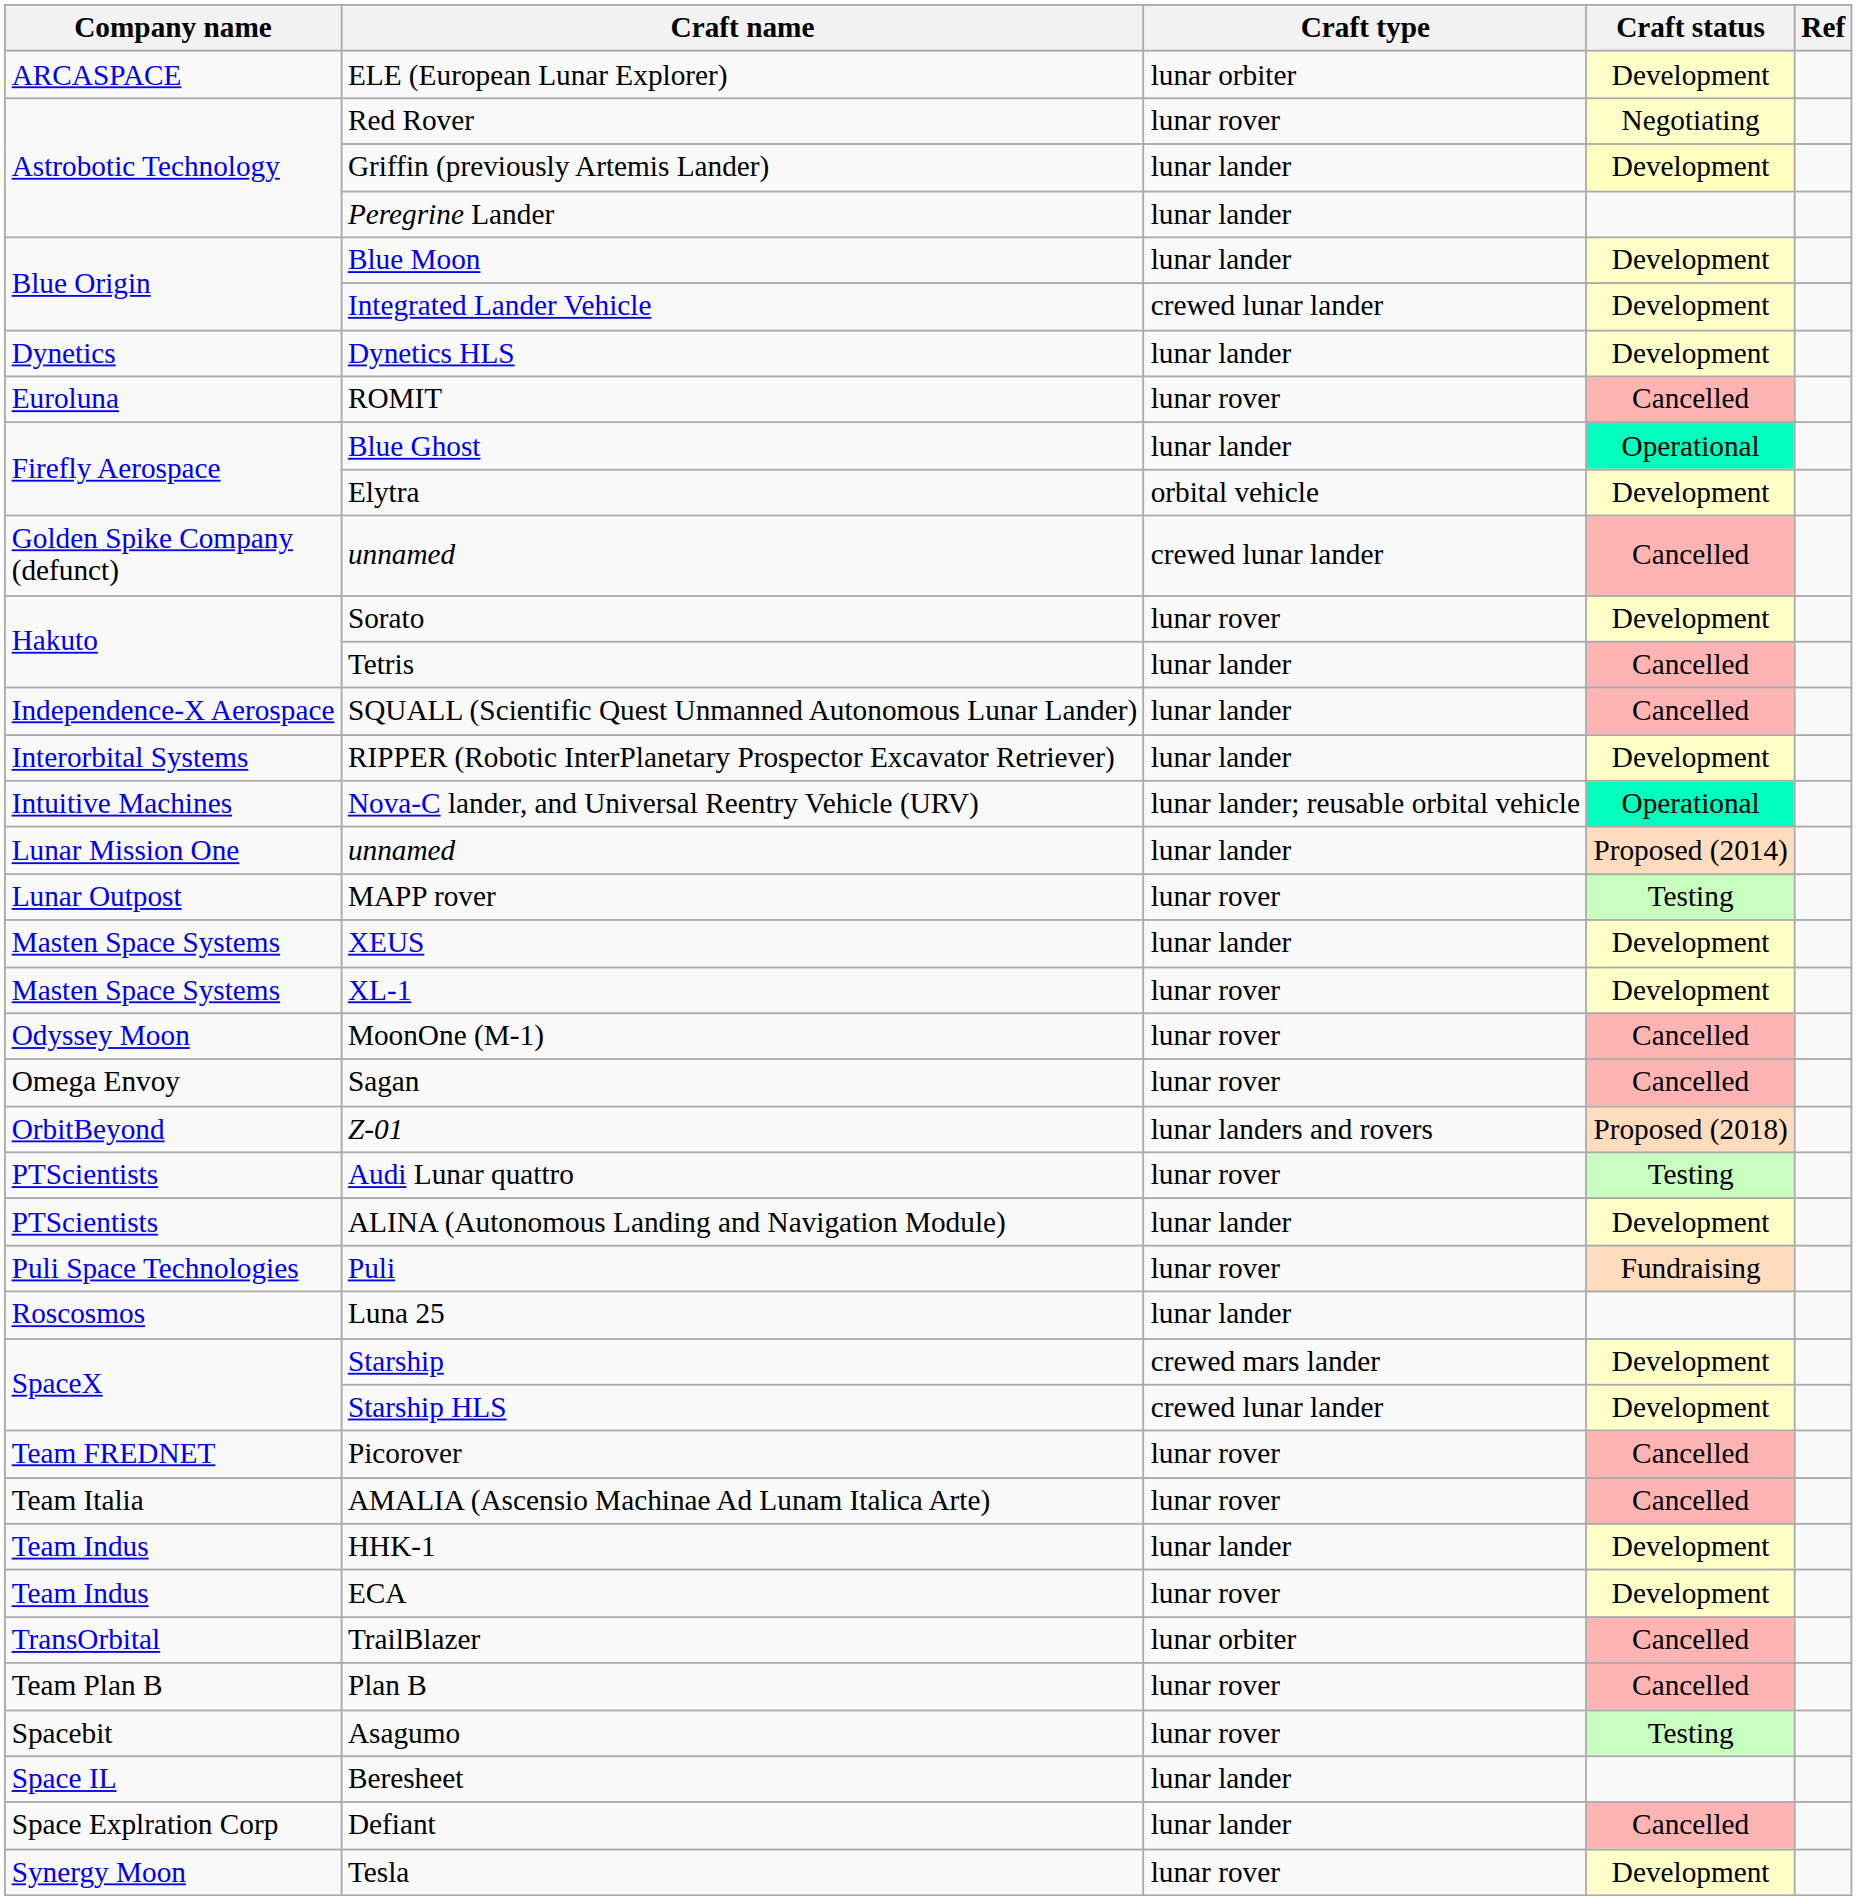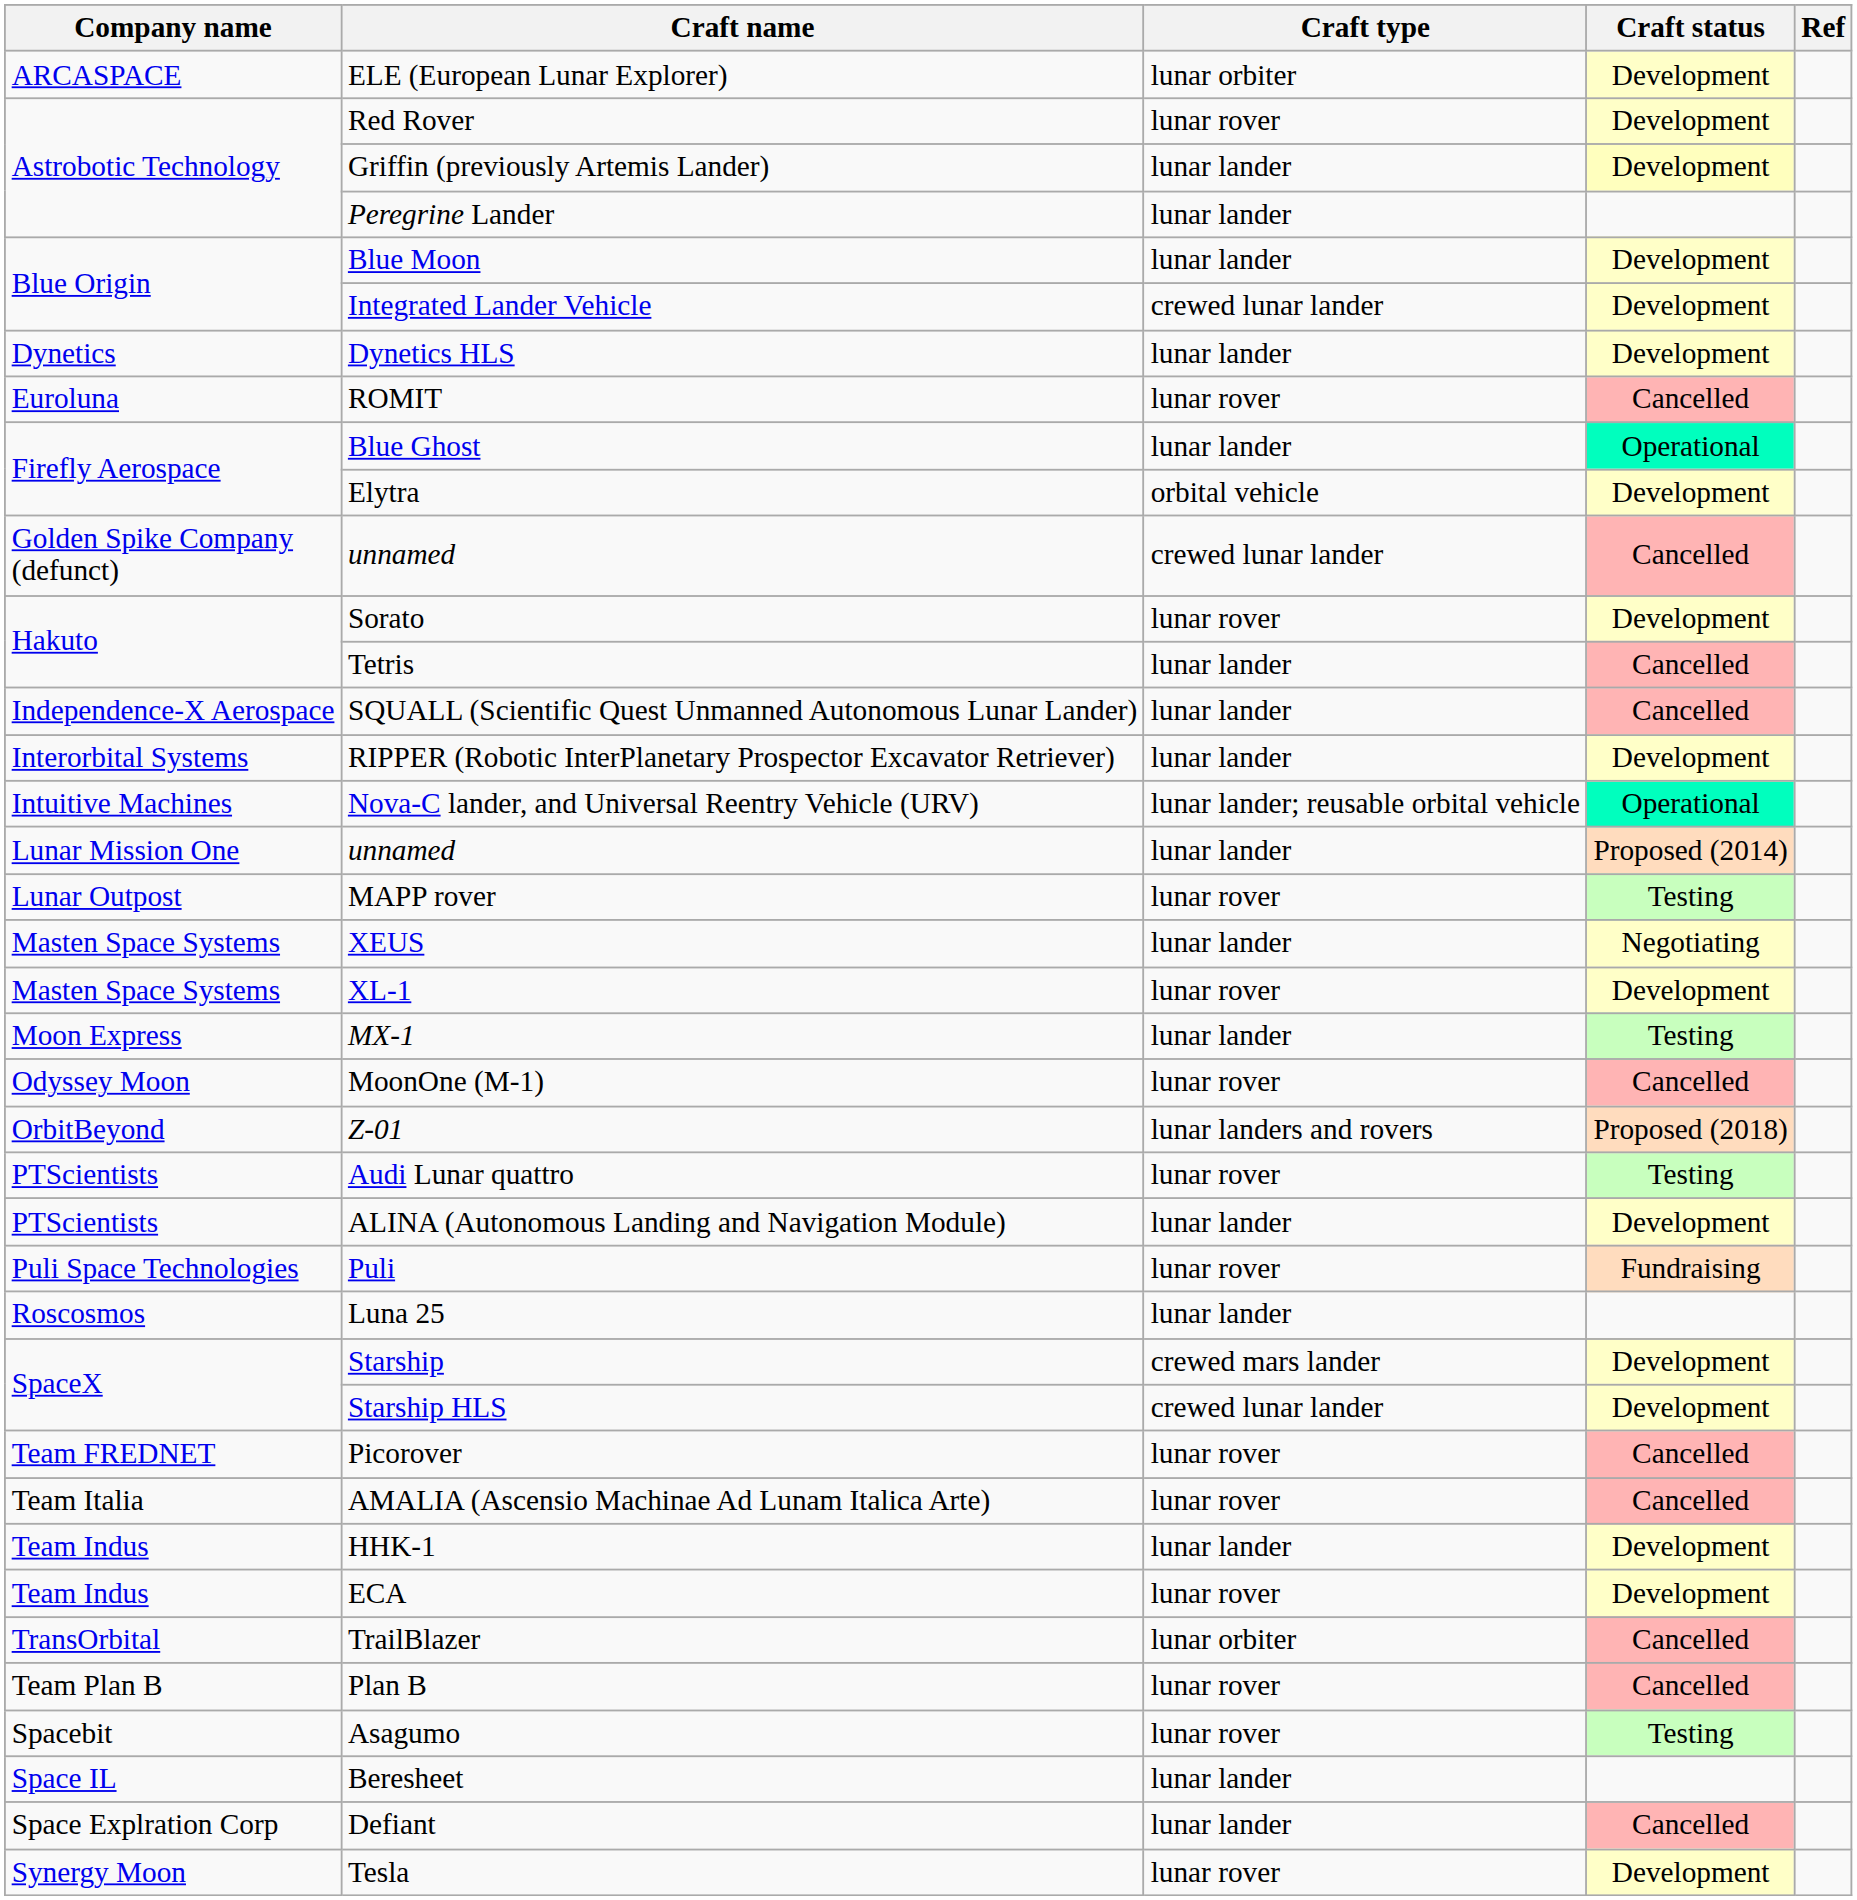(1691, 120) Negotiating -> (1691, 120) Development
(1691, 942) Development -> (1691, 942) Negotiating
+ row: (97, 1035)
- row: (96, 1082)
